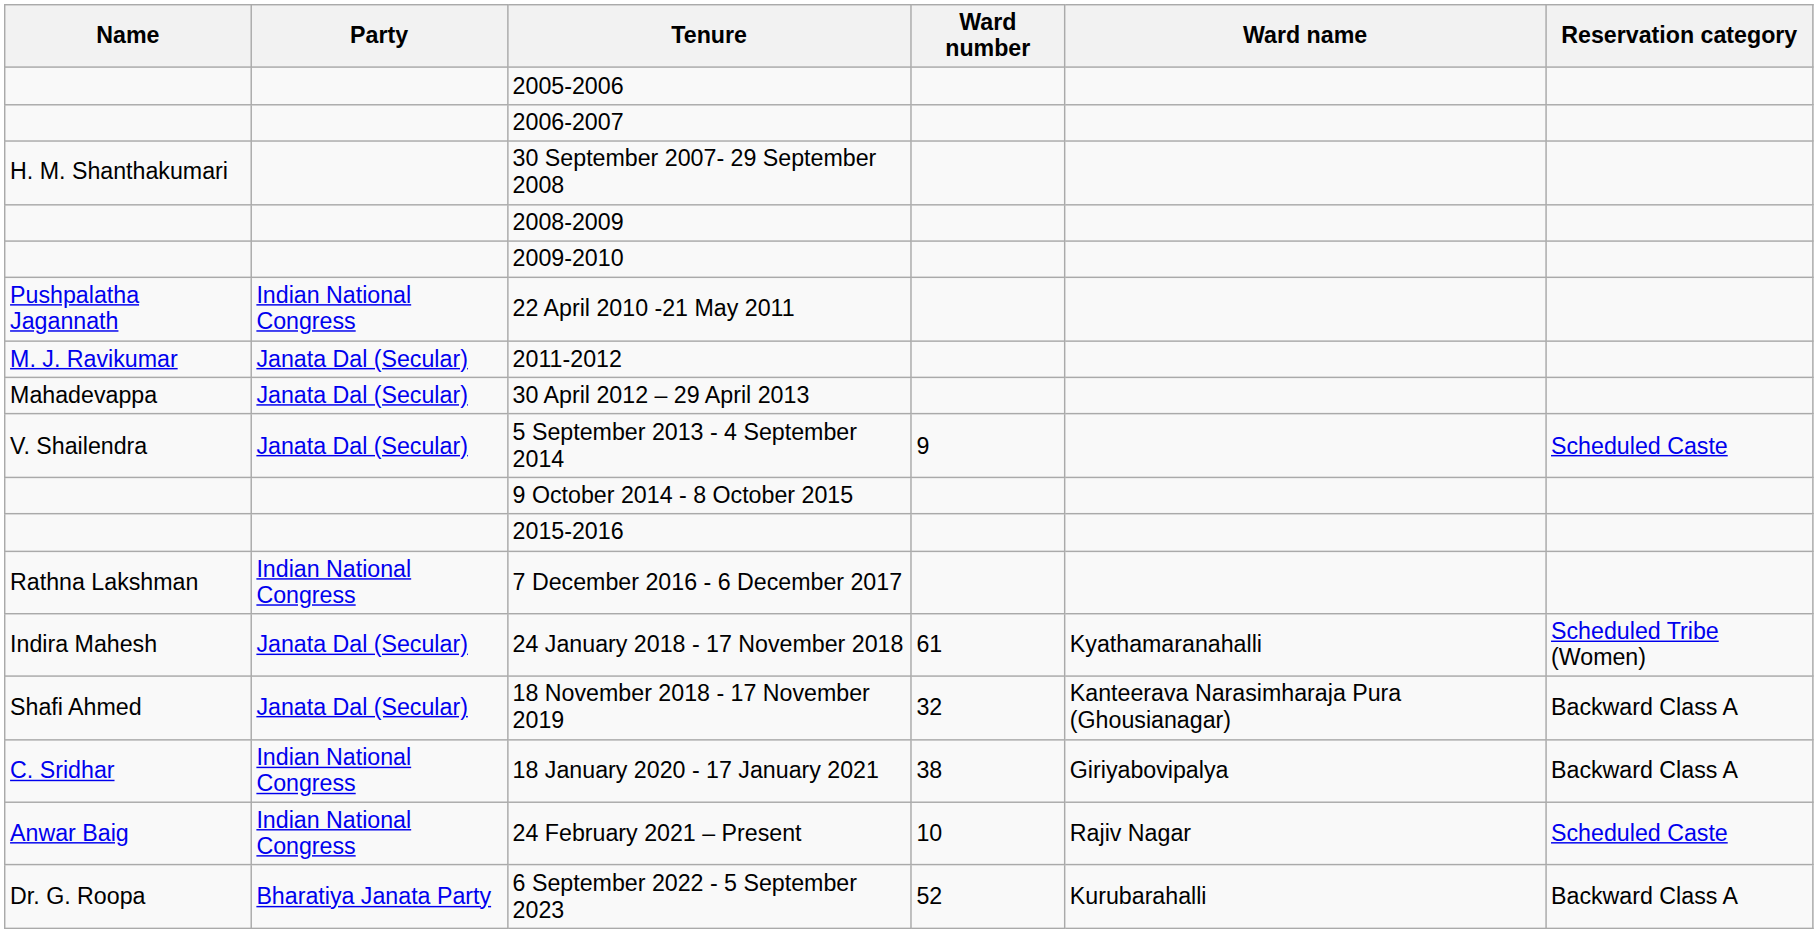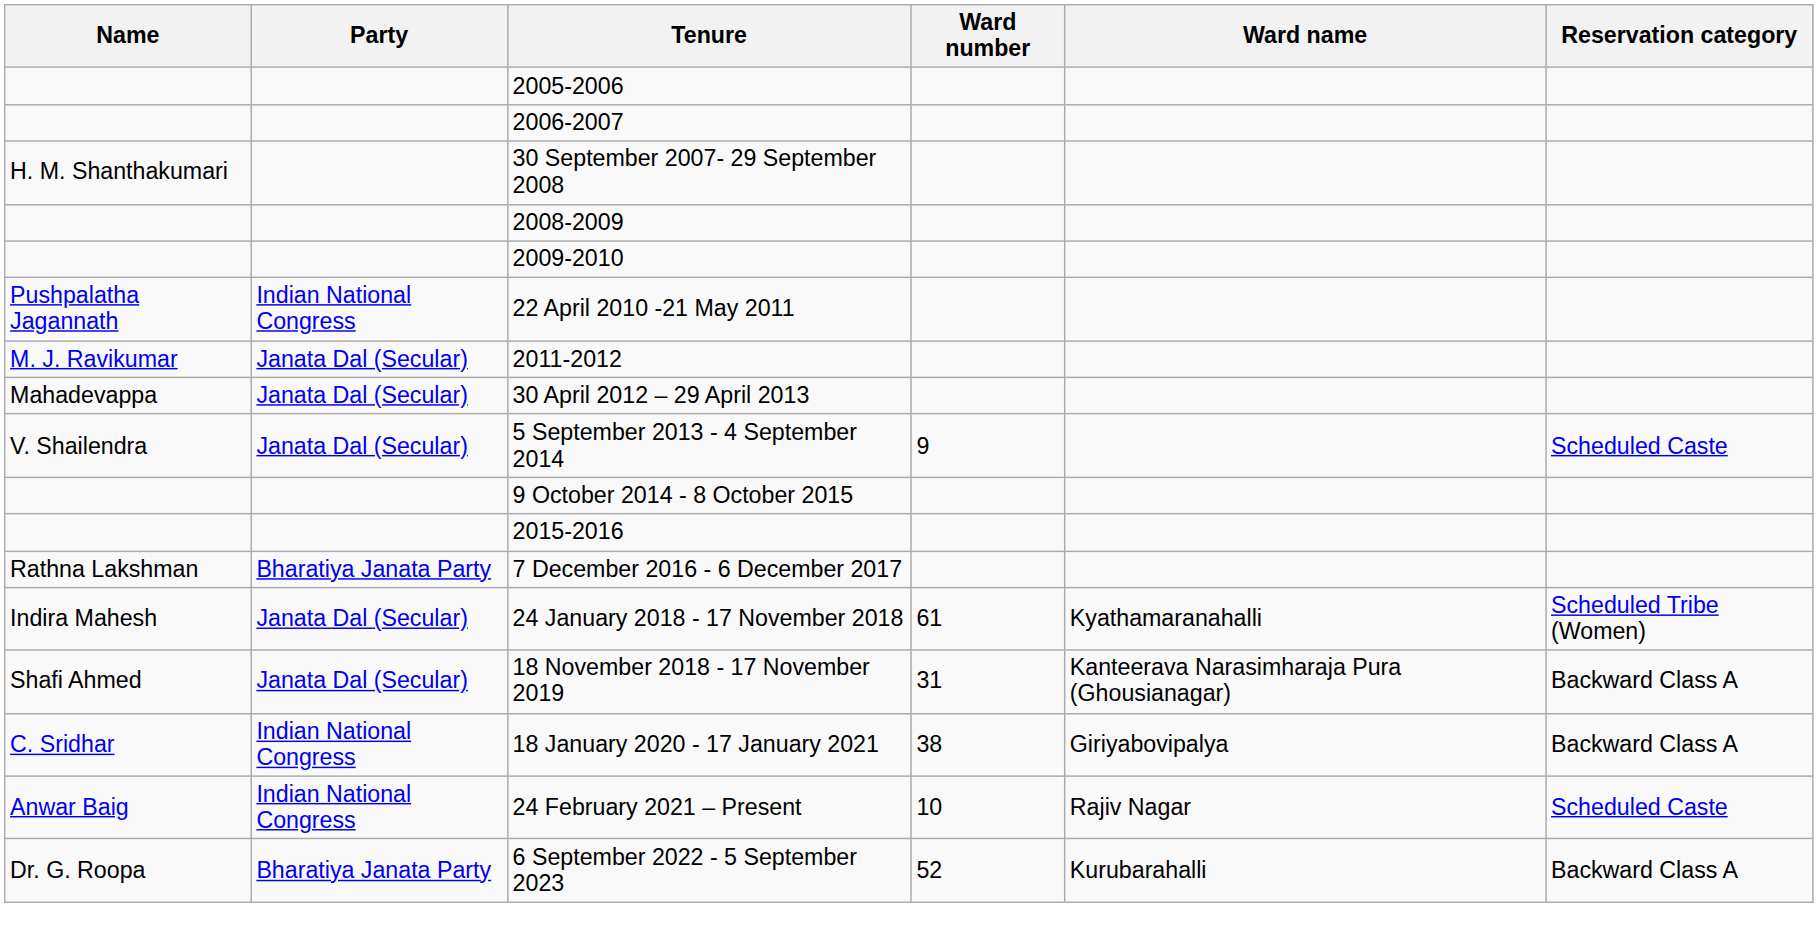(334, 581) Indian National Congress -> (374, 568) Bharatiya Janata Party
(929, 707) 32 -> (929, 681) 31
